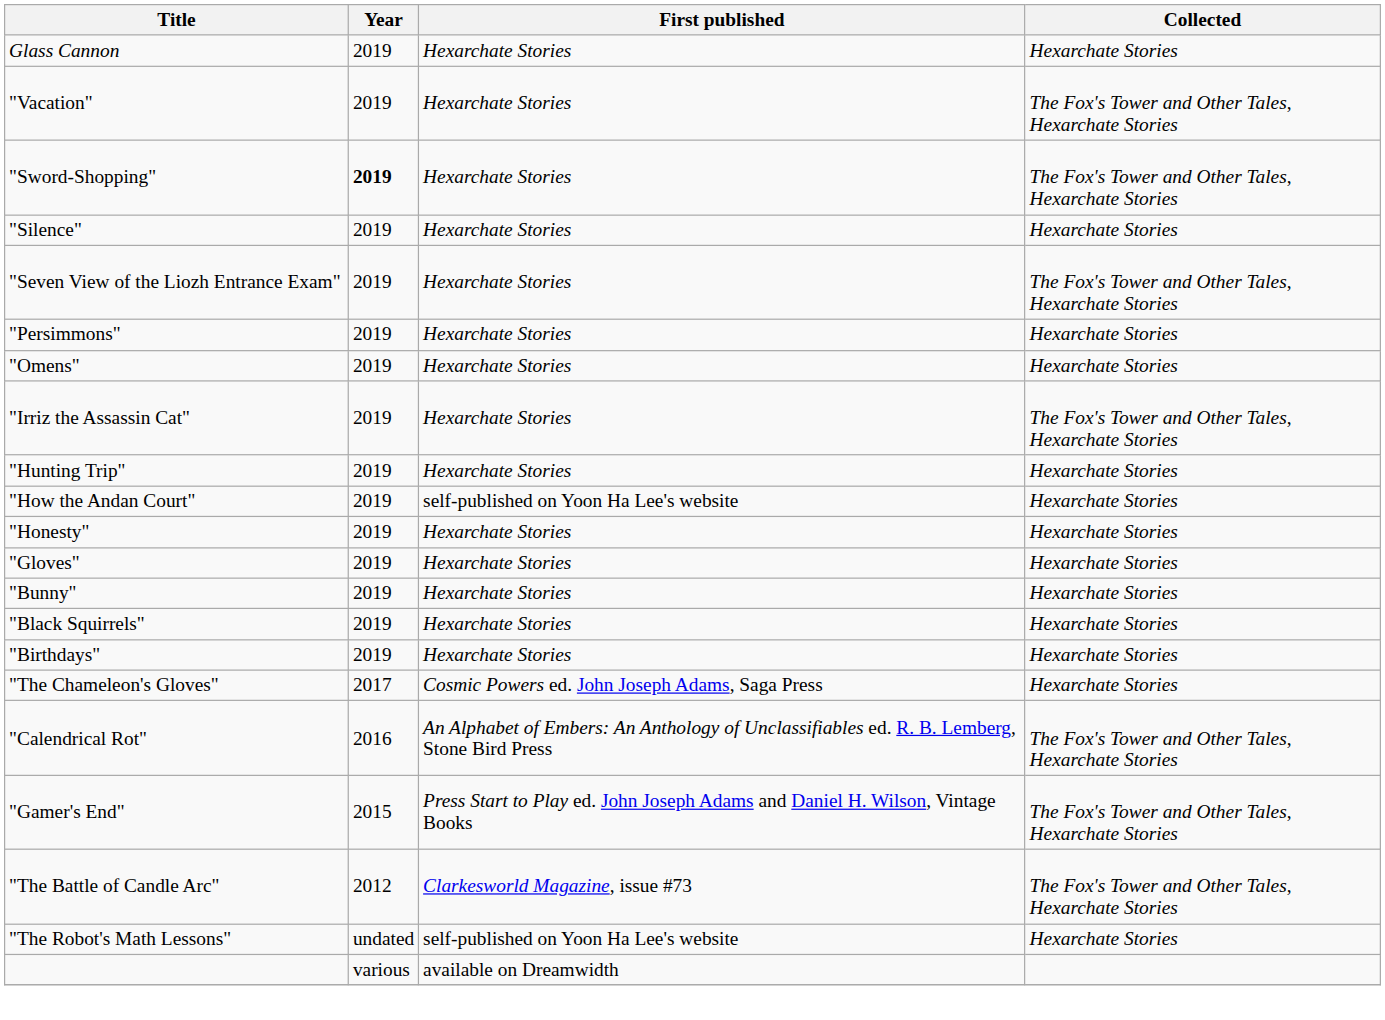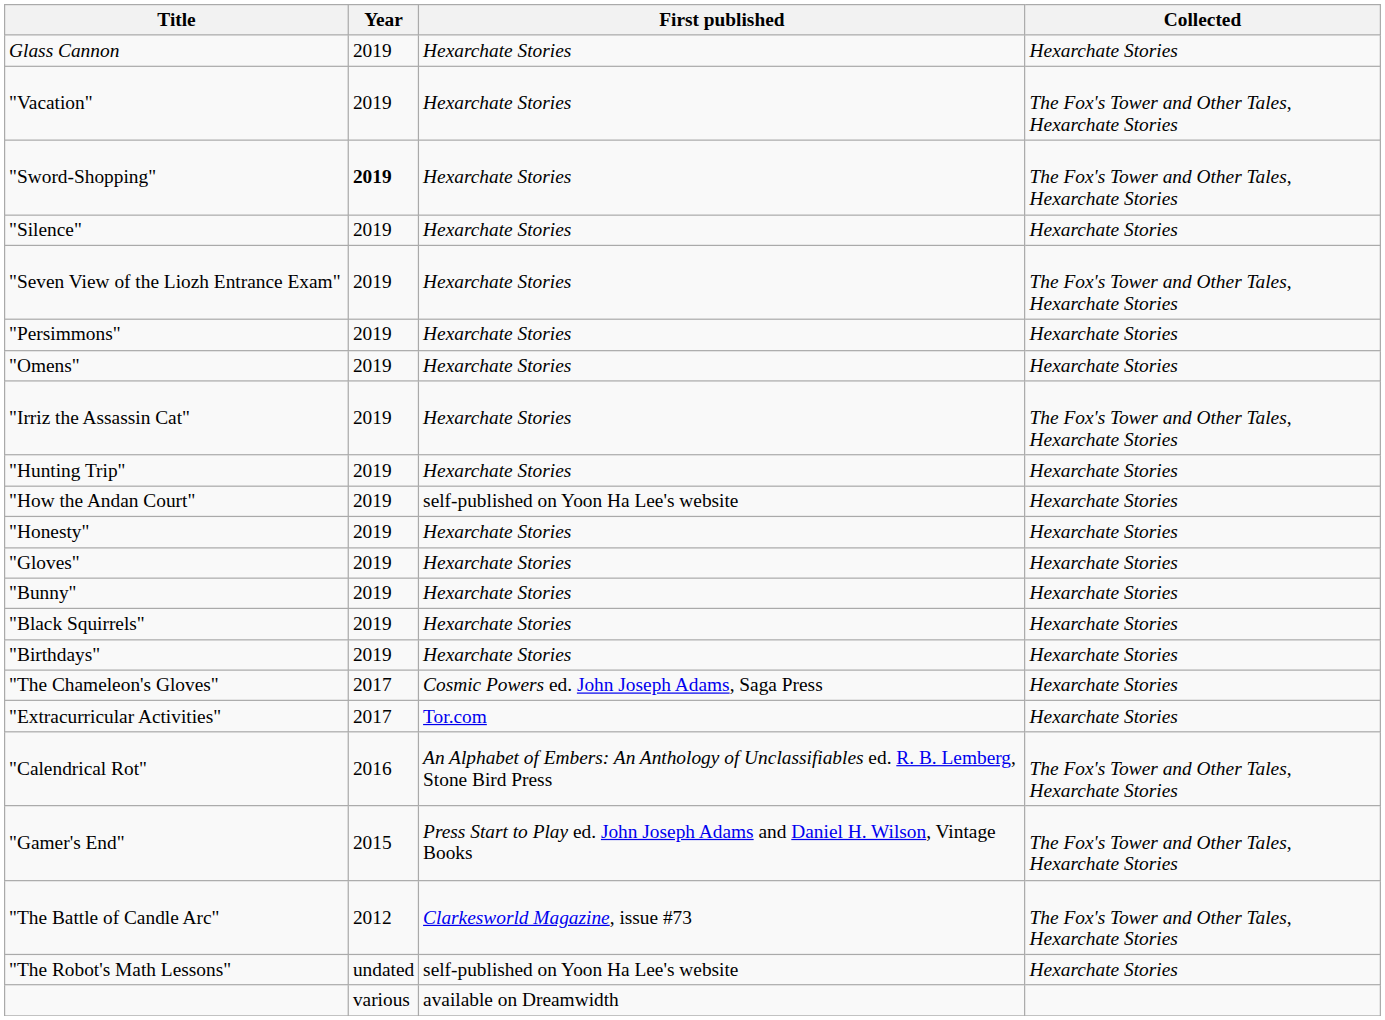+ row: (115, 716)
